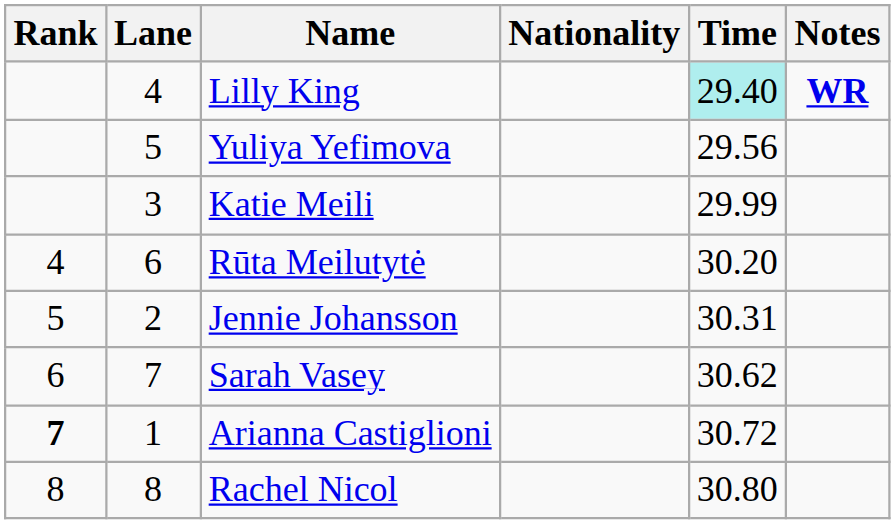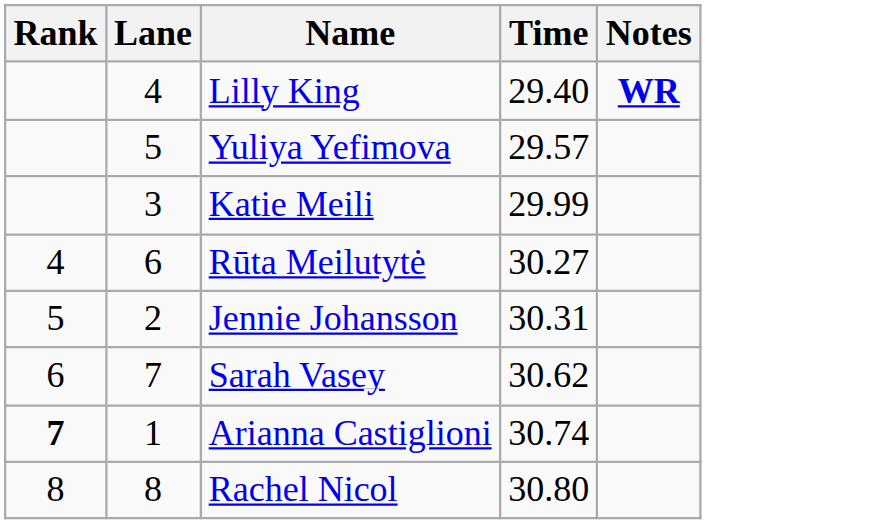- column: (594, 33)
(737, 90) paleturquoise background -> (549, 90) no background
(737, 147) 29.56 -> (549, 147) 29.57
(737, 261) 30.20 -> (549, 261) 30.27
(737, 432) 30.72 -> (549, 432) 30.74
